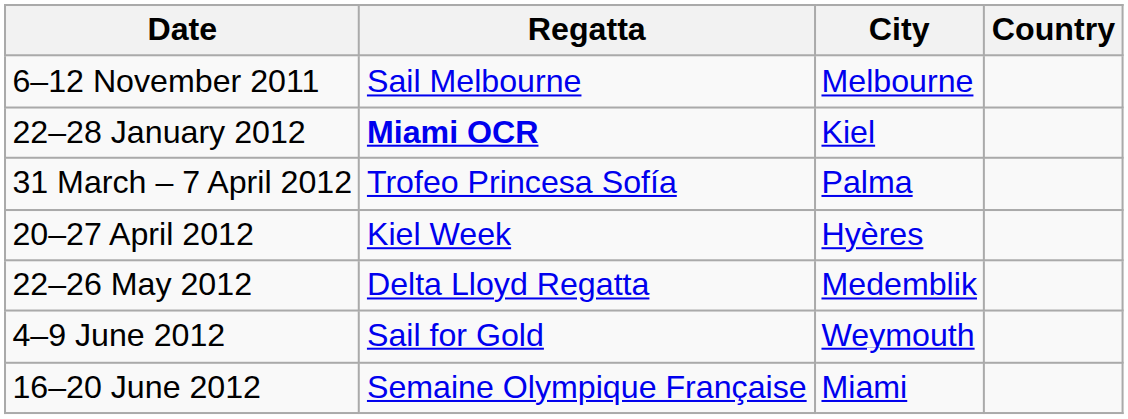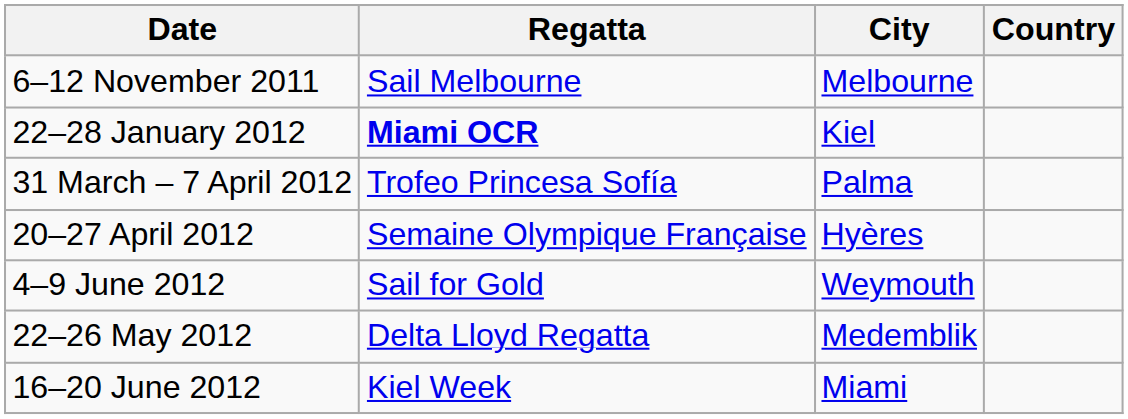(439, 234) Kiel Week -> (587, 234) Semaine Olympique Française
rows swapped: (132, 285) <-> (119, 336)
(587, 387) Semaine Olympique Française -> (439, 387) Kiel Week
